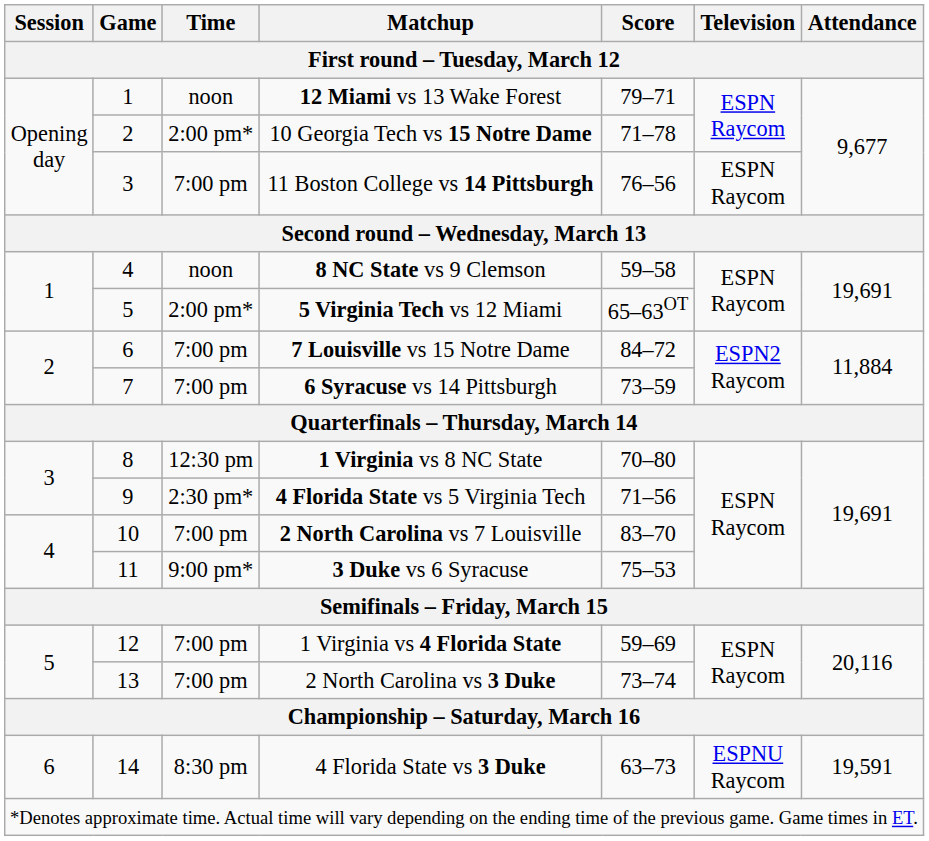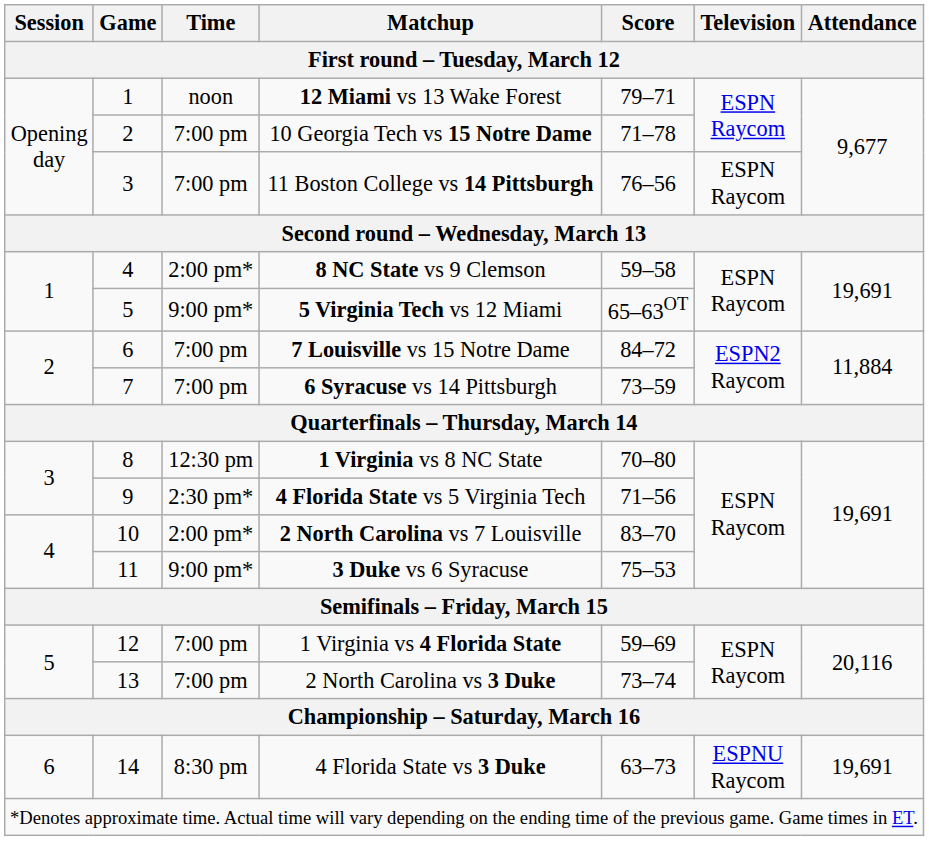(211, 133) 2:00 pm* -> (211, 133) 7:00 pm
(211, 270) noon -> (211, 270) 2:00 pm*
(211, 309) 2:00 pm* -> (211, 309) 9:00 pm*
(211, 533) 7:00 pm -> (211, 533) 2:00 pm*
(862, 767) 19,591 -> (862, 767) 19,691
